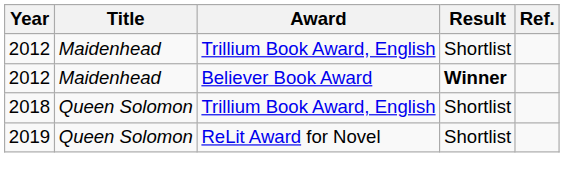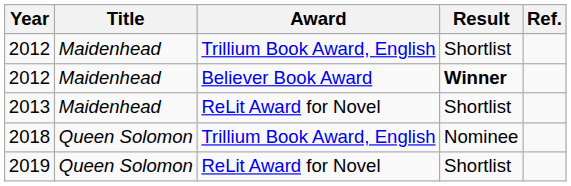+ row: (30, 107)
(478, 107) Shortlist -> (481, 136) Nominee
